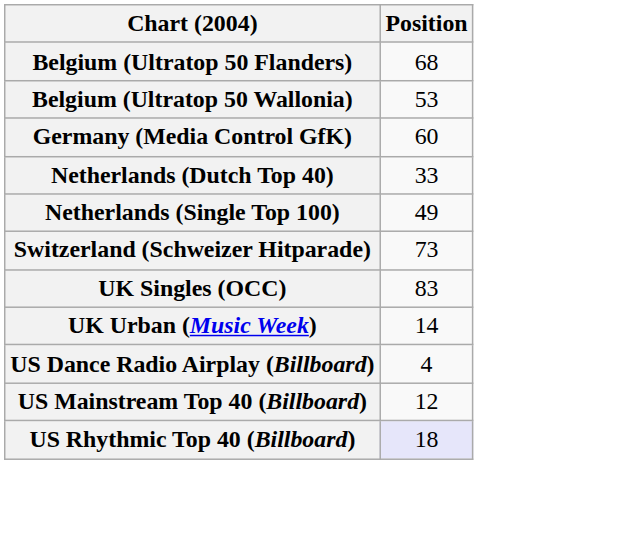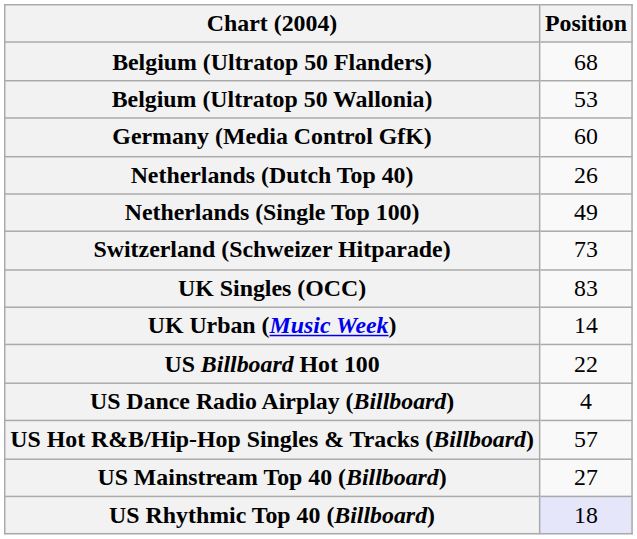(427, 174) 33 -> (586, 174) 26
+ row: (272, 363)
+ row: (272, 439)
(427, 401) 12 -> (586, 477) 27
